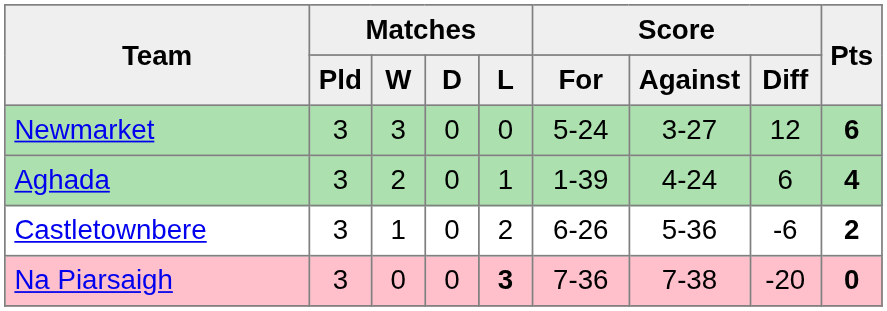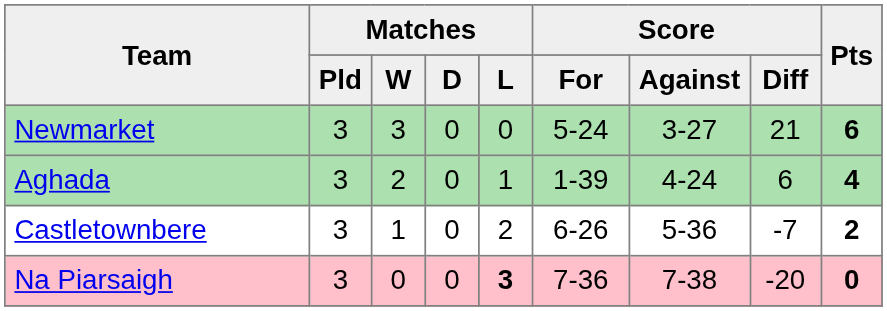(785, 129) 12 -> (785, 129) 21
(785, 230) -6 -> (785, 230) -7
